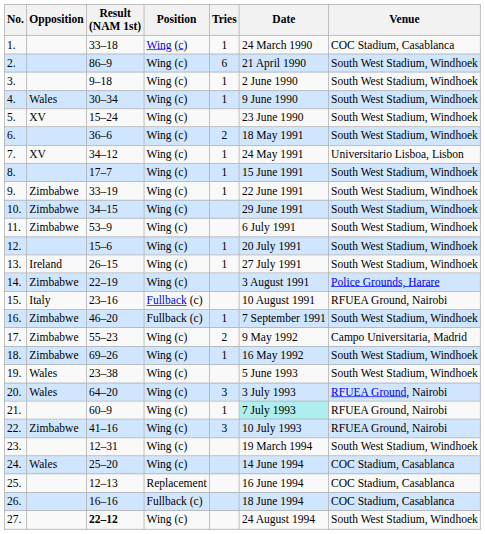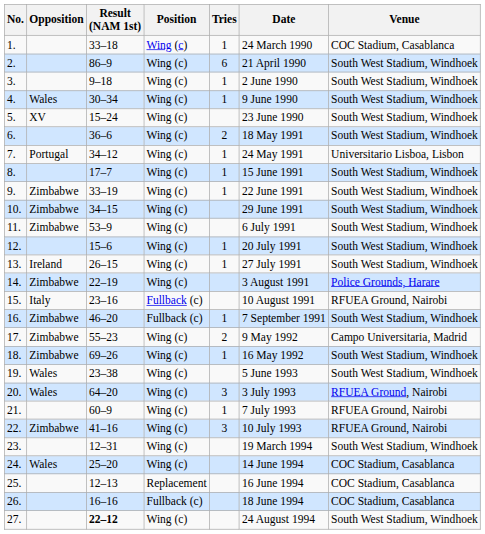(38, 154) XV -> (49, 154) Portugal
(269, 410) paleturquoise background -> (269, 410) no background
